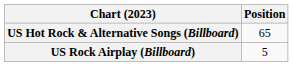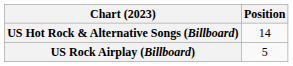(265, 33) 65 -> (265, 33) 14
